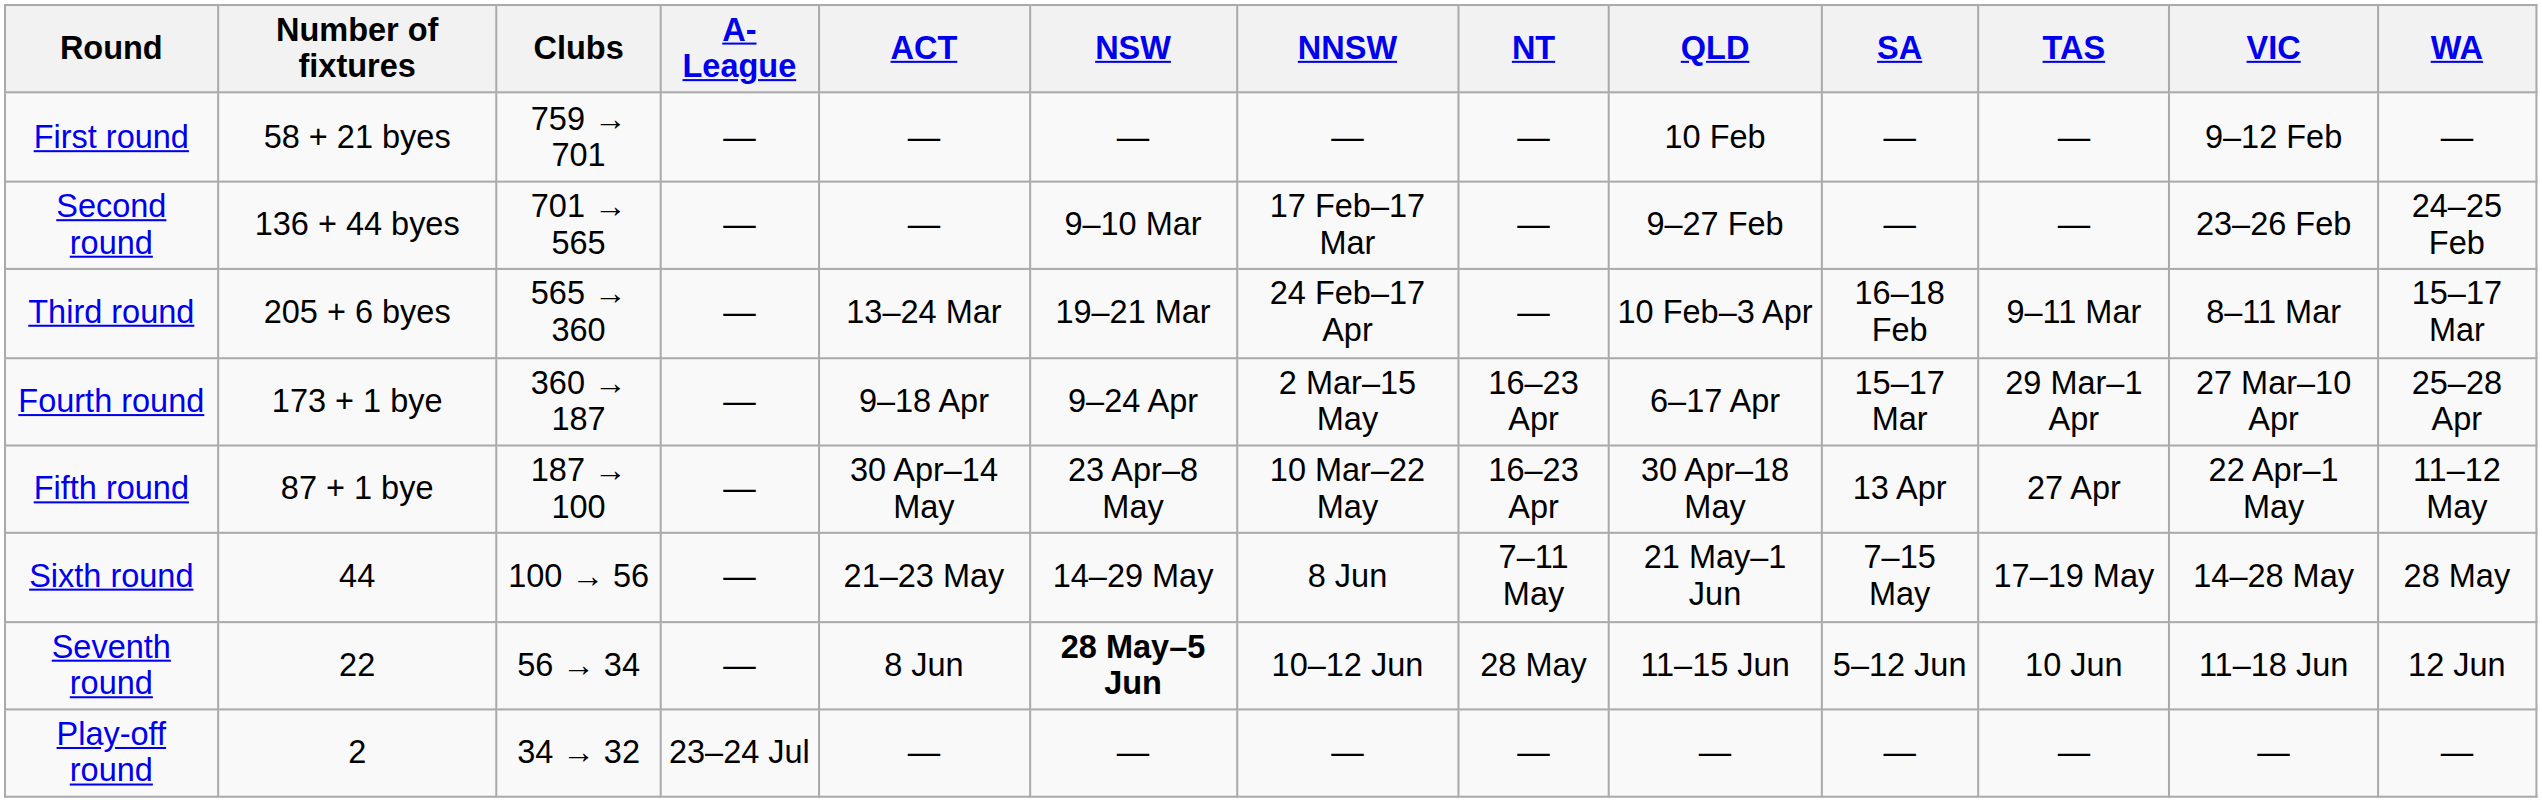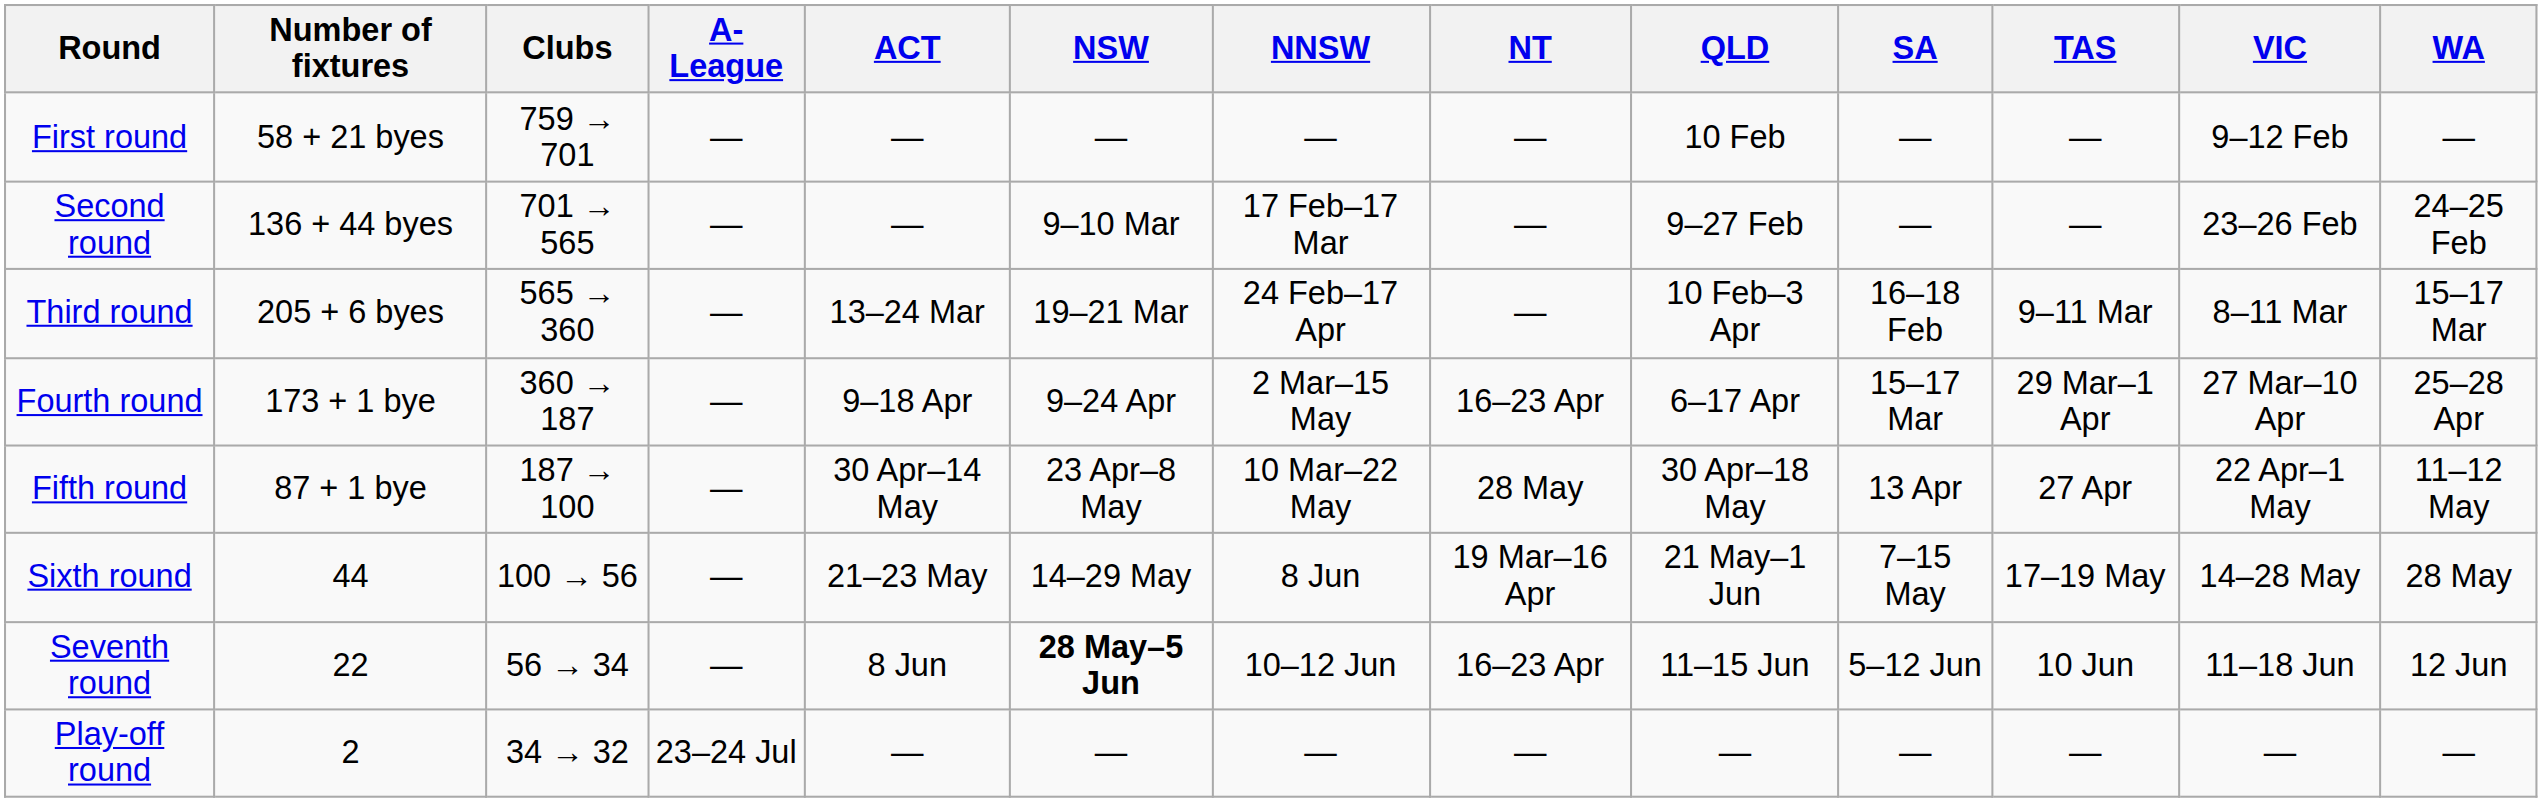(1534, 488) 16–23 Apr -> (1530, 488) 28 May
(1534, 576) 7–11 May -> (1530, 576) 19 Mar–16 Apr
(1534, 664) 28 May -> (1530, 664) 16–23 Apr
